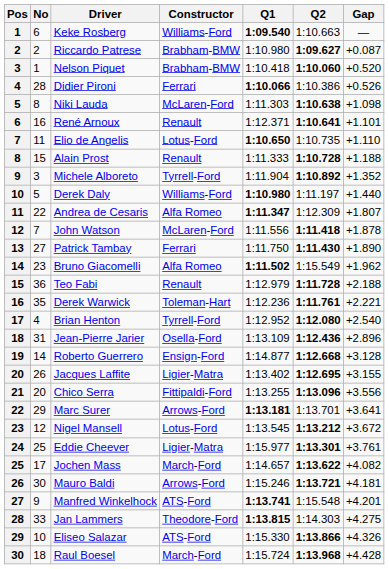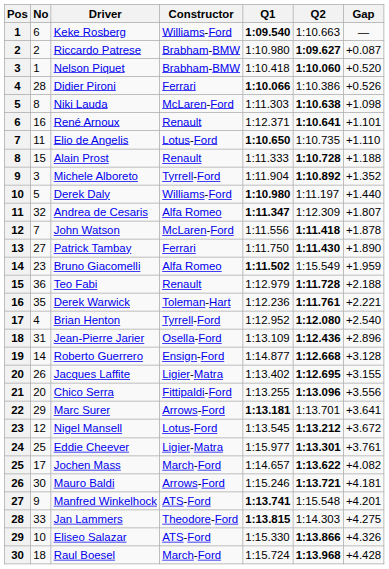(40, 212) 22 -> (40, 212) 32
(363, 266) +1.962 -> (363, 266) +1.959
